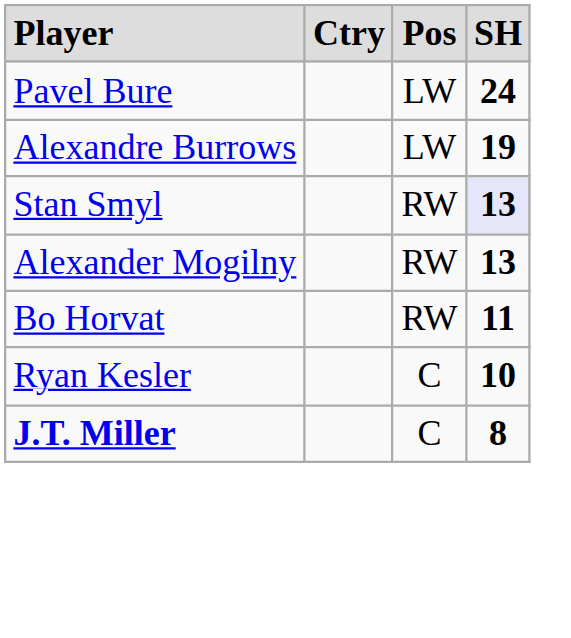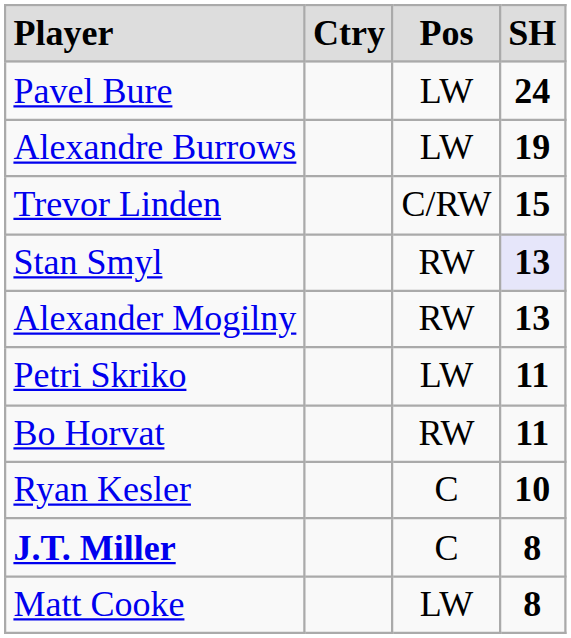+ row: (117, 204)
+ row: (100, 375)
+ row: (99, 603)
